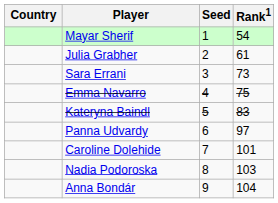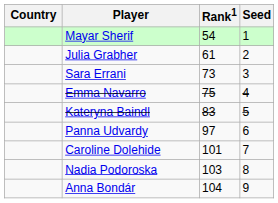columns swapped: (254, 15) <-> (216, 15)
